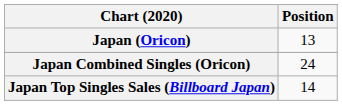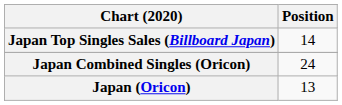rows swapped: (141, 40) <-> (141, 87)
